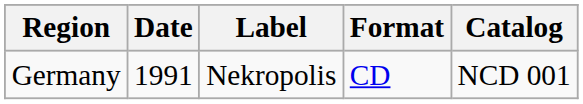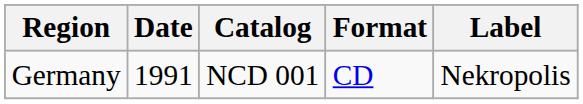columns swapped: (271, 27) <-> (514, 27)
